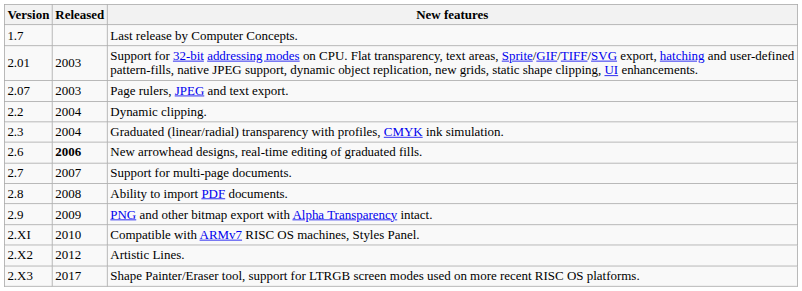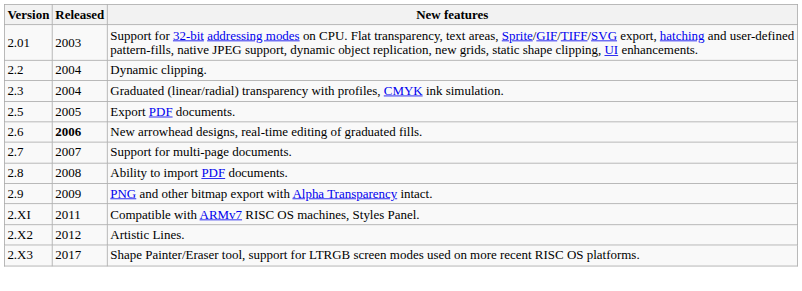- row: (204, 35)
- row: (199, 91)
+ row: (173, 111)
(68, 234) 2010 -> (68, 214) 2011
